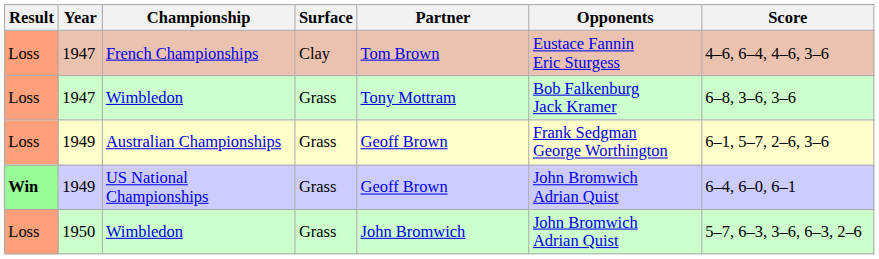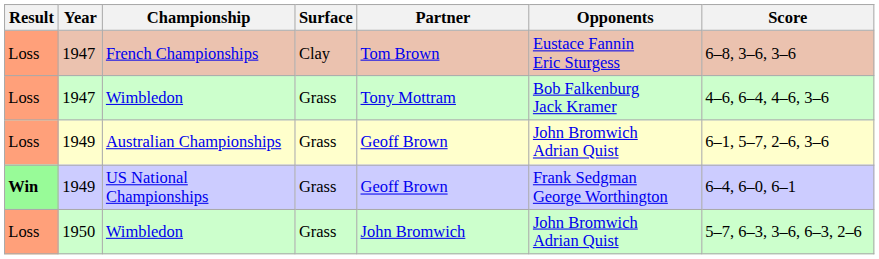(767, 52) 4–6, 6–4, 4–6, 3–6 -> (751, 52) 6–8, 3–6, 3–6
(751, 97) 6–8, 3–6, 3–6 -> (767, 97) 4–6, 6–4, 4–6, 3–6
(600, 142) Frank Sedgman George Worthington -> (585, 142) John Bromwich Adrian Quist
(585, 187) John Bromwich Adrian Quist -> (600, 187) Frank Sedgman George Worthington
